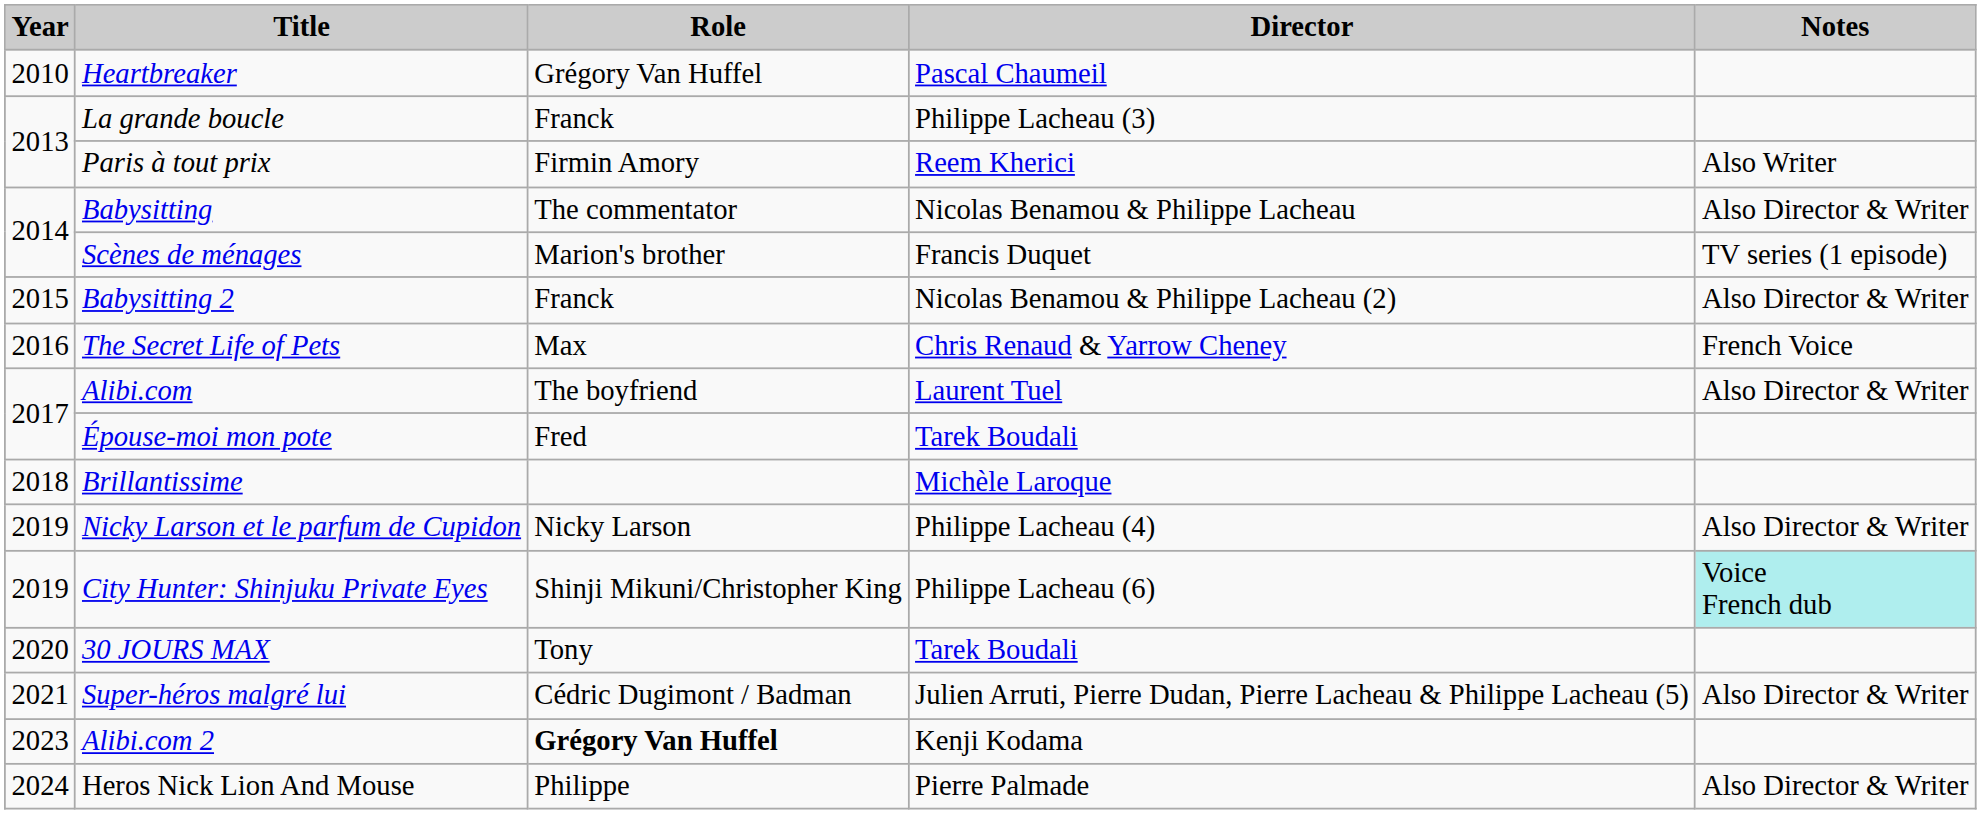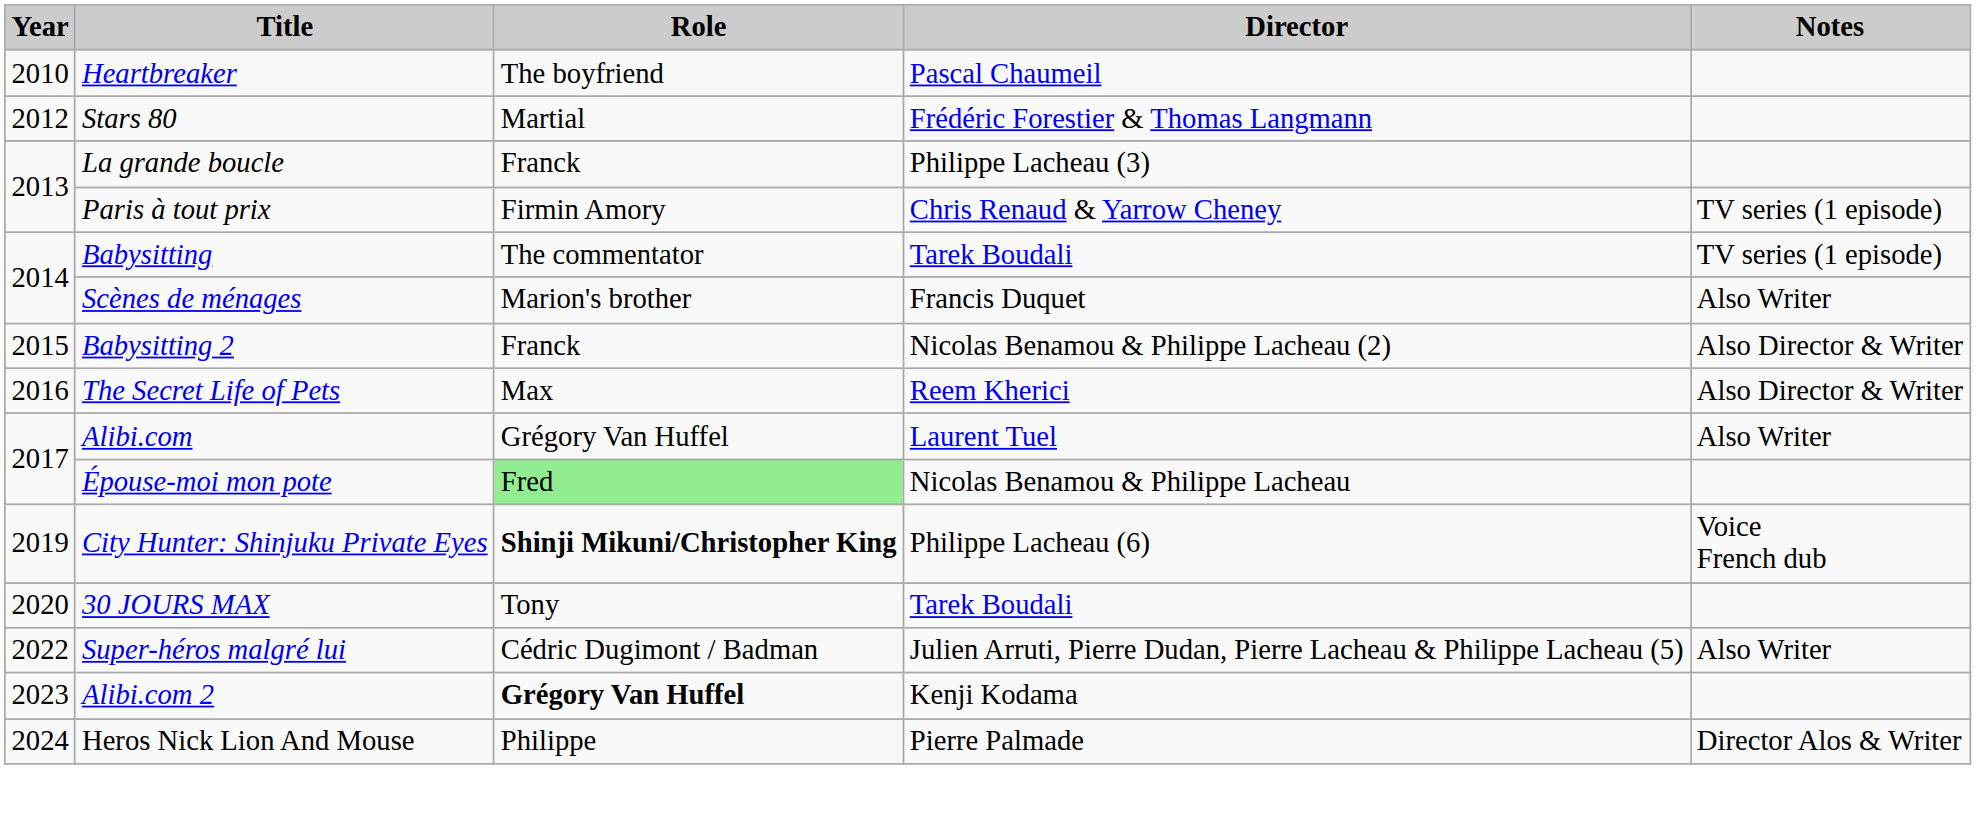(648, 72) Grégory Van Huffel -> (582, 72) The boyfriend
+ row: (129, 118)
(995, 163) Reem Kherici -> (1096, 208) Chris Renaud & Yarrow Cheney
(1769, 163) Also Writer -> (1819, 208) TV series (1 episode)
(1135, 208) Nicolas Benamou & Philippe Lacheau -> (991, 254) Tarek Boudali
(1835, 208) Also Director & Writer -> (1819, 254) TV series (1 episode)
(1825, 254) TV series (1 episode) -> (1764, 299) Also Writer
(1101, 345) Chris Renaud & Yarrow Cheney -> (990, 390) Reem Kherici
(1777, 345) French Voice -> (1830, 390) Also Director & Writer
(616, 390) The boyfriend -> (615, 436) Grégory Van Huffel
(1835, 390) Also Director & Writer -> (1764, 436) Also Writer
(561, 436) no background -> (527, 481) lightgreen background
(996, 436) Tarek Boudali -> (1130, 481) Nicolas Benamou & Philippe Lacheau
- row: (162, 481)
- row: (302, 526)
(718, 588) normal -> (699, 542) bold
(1767, 588) paleturquoise background -> (1762, 542) no background
(40, 695) 2021 -> (40, 649) 2022
(1835, 695) Also Director & Writer -> (1764, 649) Also Writer
(1835, 786) Also Director & Writer -> (1829, 740) Director Alos & Writer
